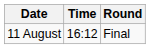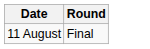- column: (82, 14)
